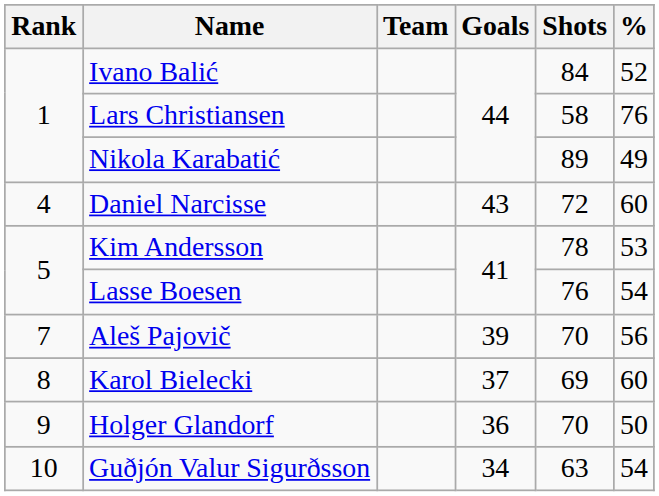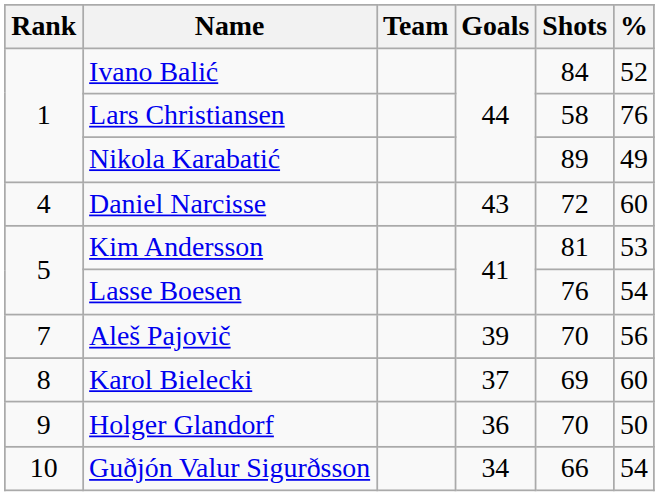(575, 247) 78 -> (575, 247) 81
(575, 468) 63 -> (575, 468) 66
